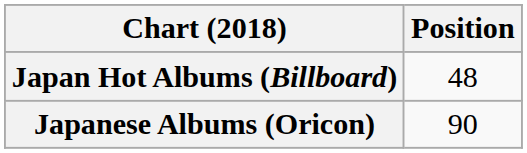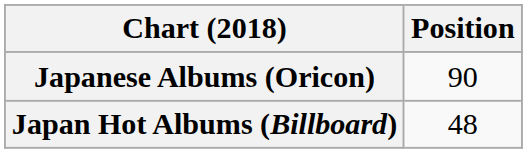rows swapped: (205, 76) <-> (205, 123)
